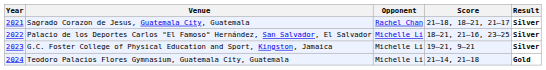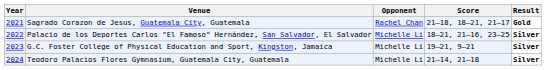(526, 22) Silver -> (522, 22) Gold
(522, 59) Gold -> (526, 59) Silver
